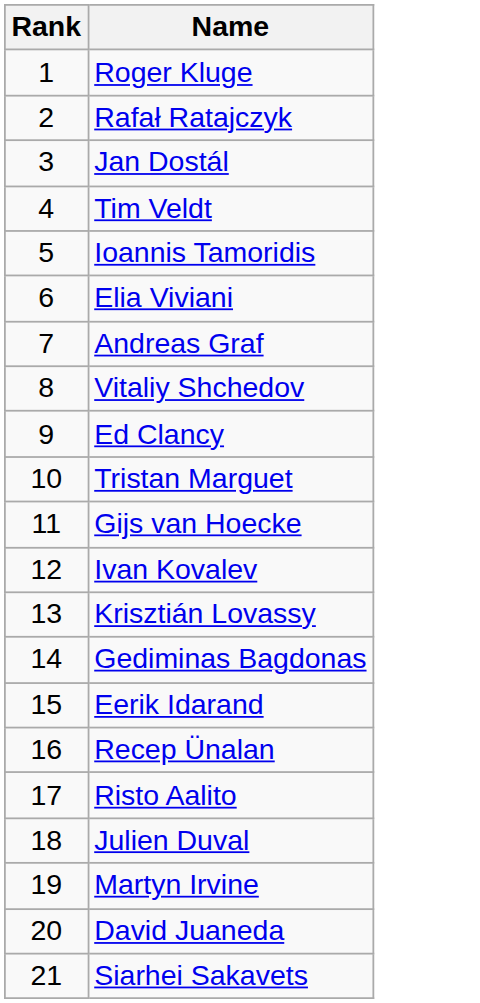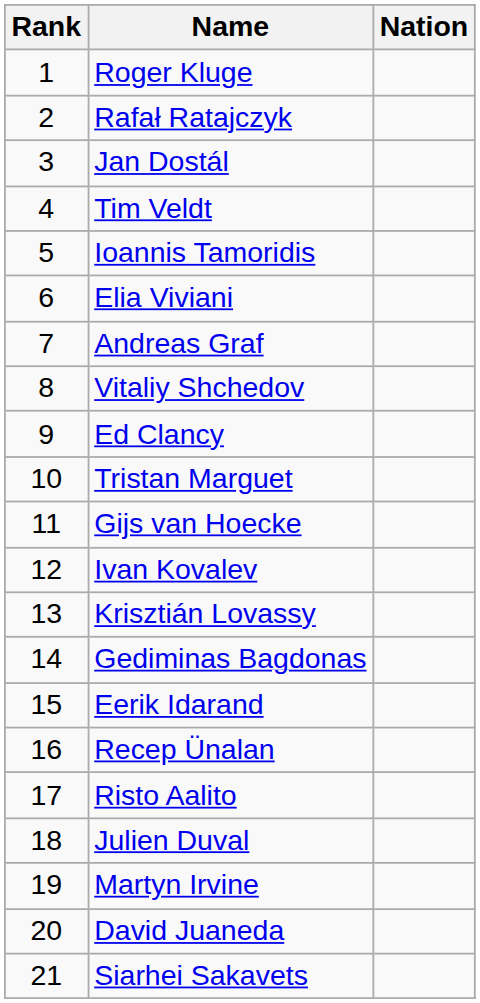+ column: (424, 27)
